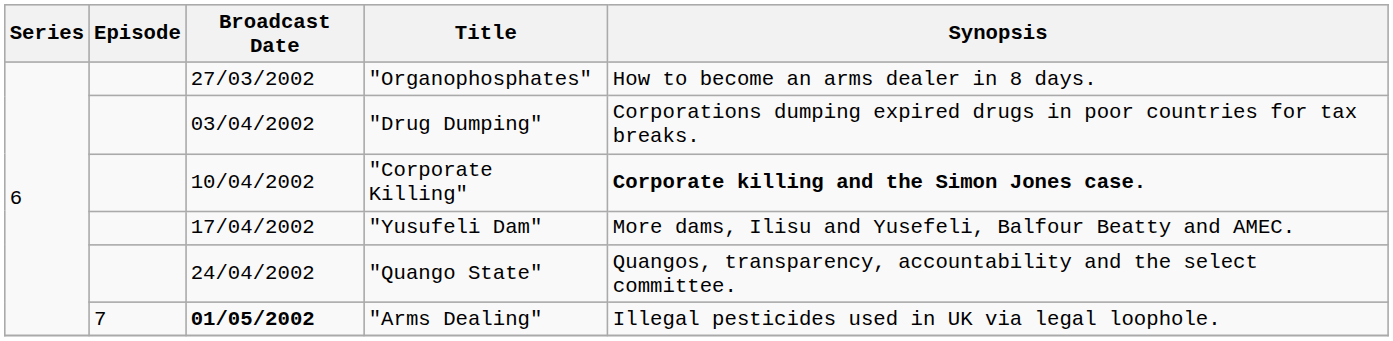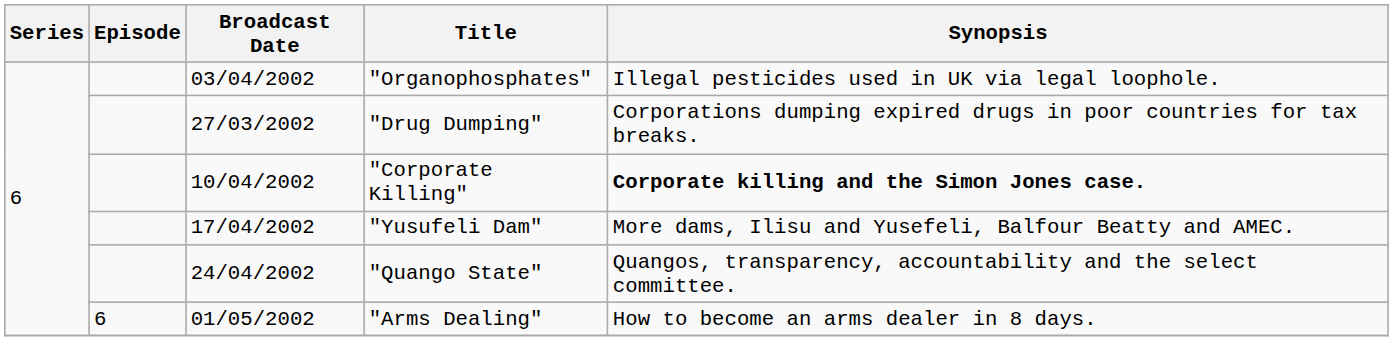(253, 79) 27/03/2002 -> (253, 79) 03/04/2002
(855, 79) How to become an arms dealer in 8 days. -> (917, 79) Illegal pesticides used in UK via legal loophole.
(253, 125) 03/04/2002 -> (253, 125) 27/03/2002
(100, 319) 7 -> (100, 319) 6
(253, 319) bold -> (253, 319) normal
(917, 319) Illegal pesticides used in UK via legal loophole. -> (855, 319) How to become an arms dealer in 8 days.
